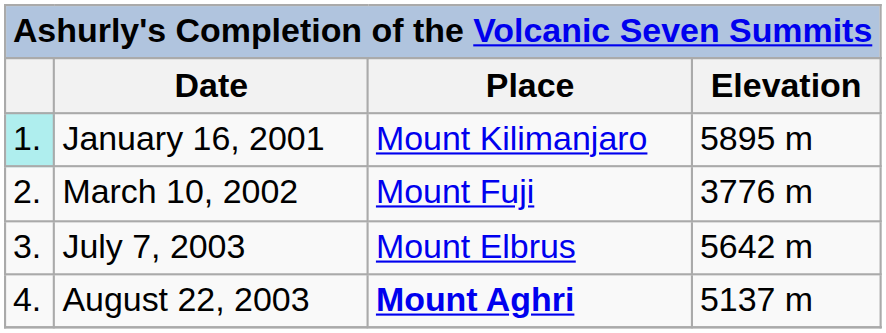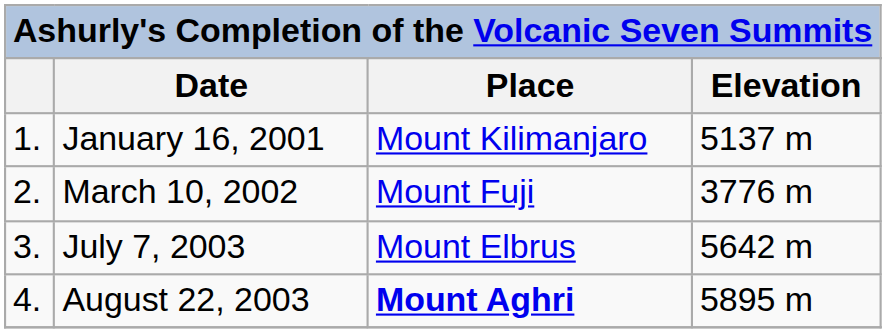(27, 138) paleturquoise background -> (27, 138) no background
(757, 138) 5895 m -> (757, 138) 5137 m
(757, 300) 5137 m -> (757, 300) 5895 m
